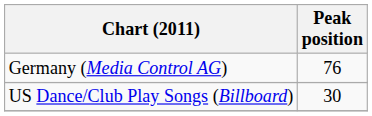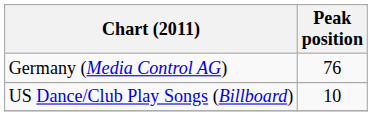(332, 96) 30 -> (332, 96) 10
